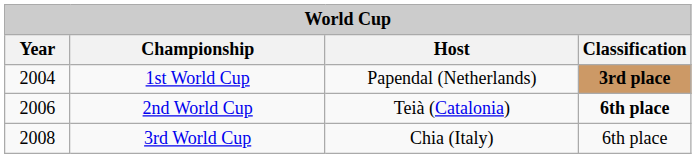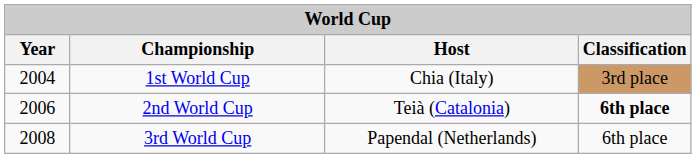(452, 79) Papendal (Netherlands) -> (452, 79) Chia (Italy)
(635, 79) bold -> (635, 79) normal
(452, 138) Chia (Italy) -> (452, 138) Papendal (Netherlands)
